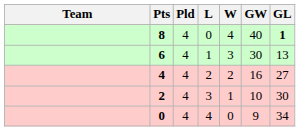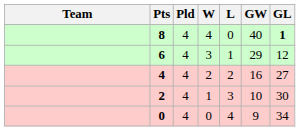columns swapped: (231, 14) <-> (209, 14)
(256, 55) 30 -> (256, 55) 29
(282, 55) 13 -> (282, 55) 12
